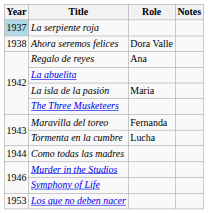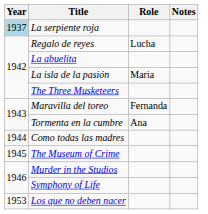- row: (75, 43)
(139, 59) Ana -> (143, 43) Lucha
(143, 138) Lucha -> (139, 122) Ana
+ row: (75, 153)
